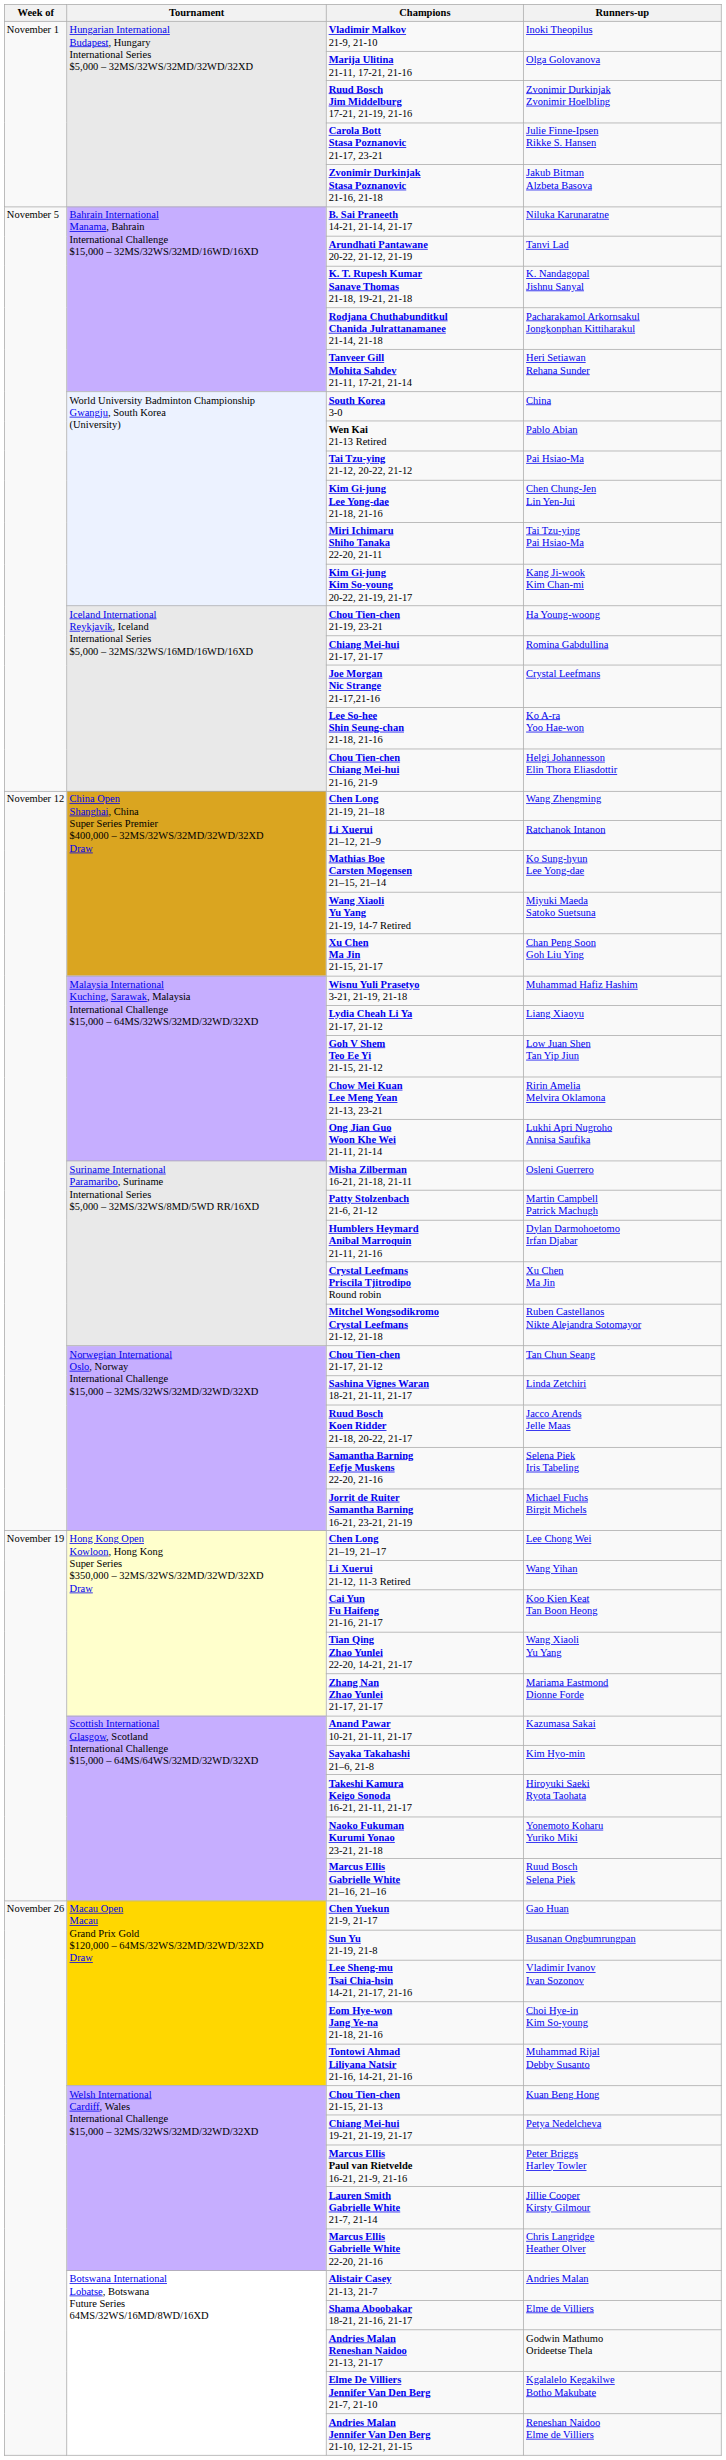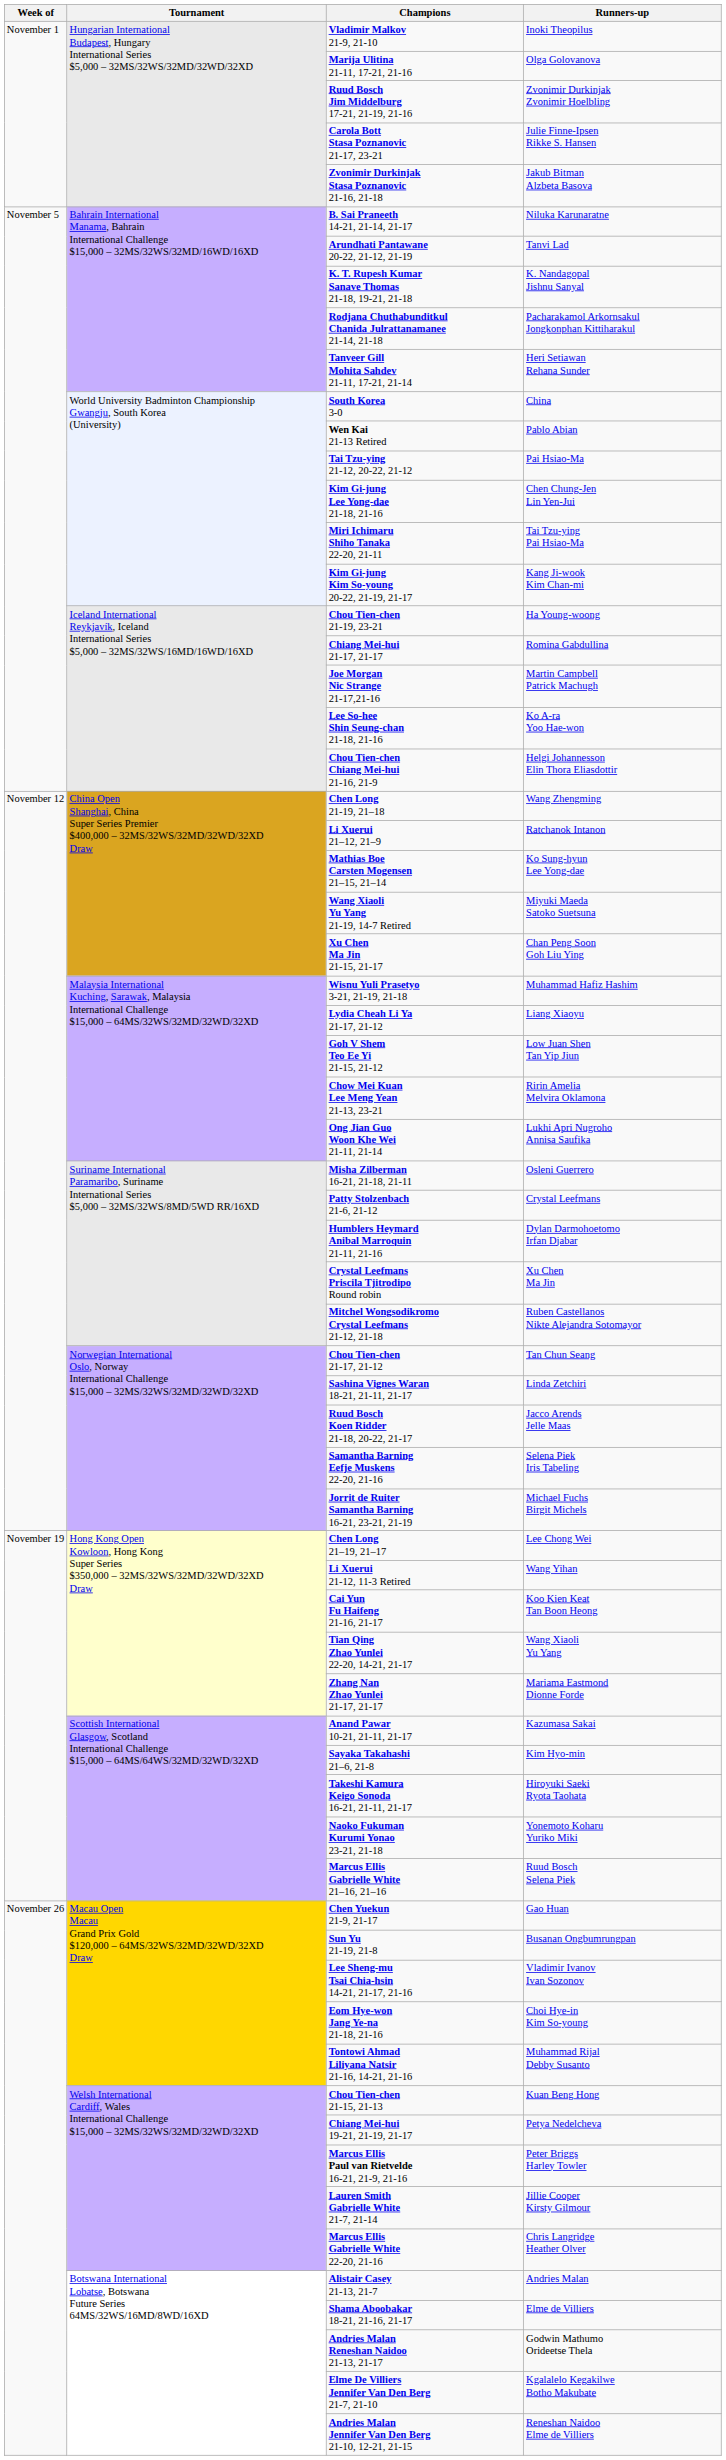(563, 673) Crystal Leefmans -> (562, 679) Martin Campbell Patrick Machugh
(562, 1205) Martin Campbell Patrick Machugh -> (563, 1198) Crystal Leefmans
